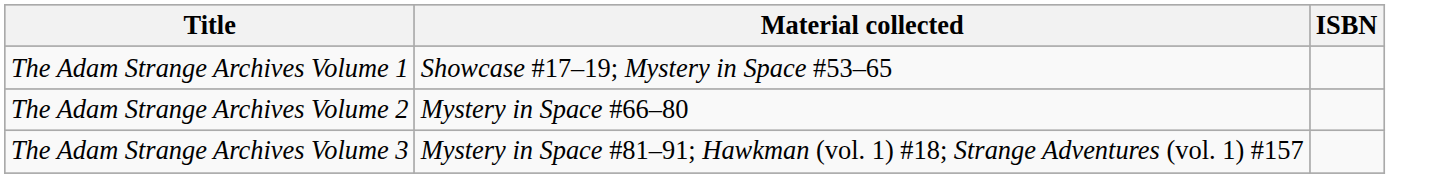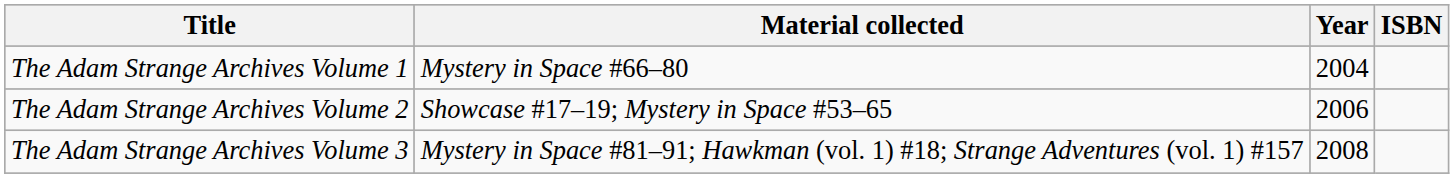+ column: (1342, 25)
(656, 67) Showcase #17–19; Mystery in Space #53–65 -> (555, 67) Mystery in Space #66–80
(555, 109) Mystery in Space #66–80 -> (656, 109) Showcase #17–19; Mystery in Space #53–65
